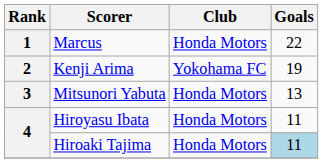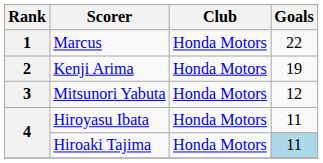(220, 68) Yokohama FC -> (220, 68) Honda Motors
(294, 94) 13 -> (294, 94) 12
